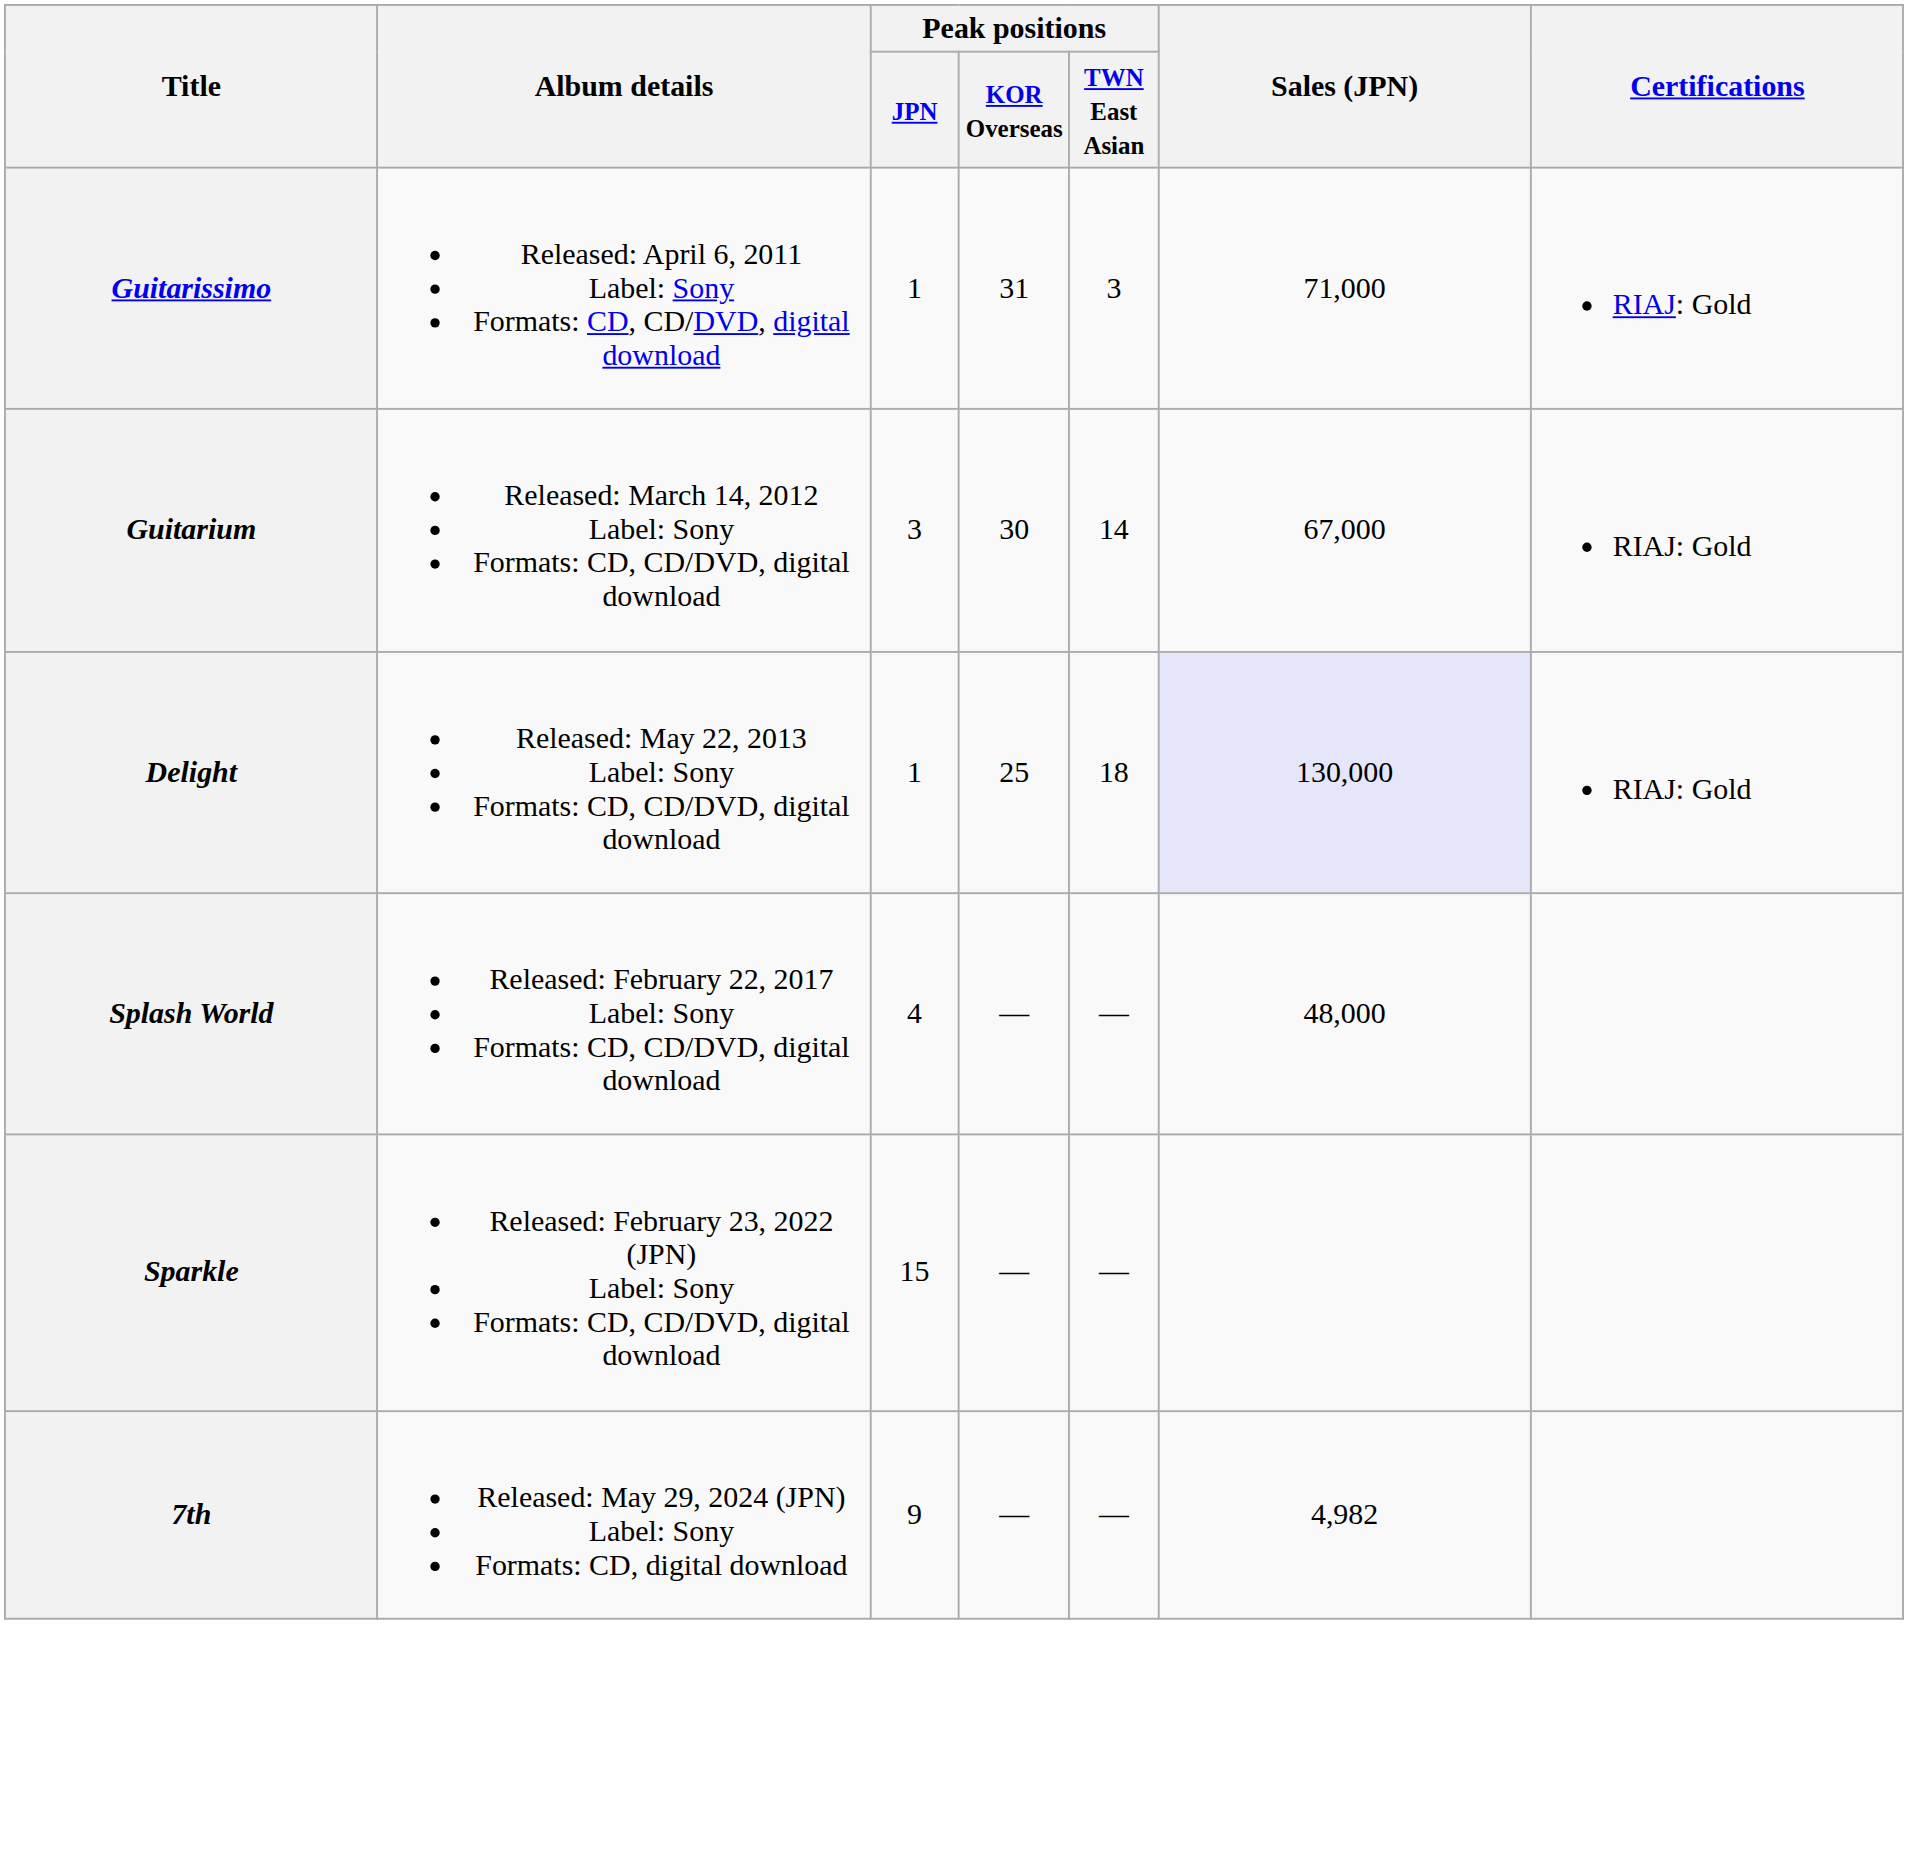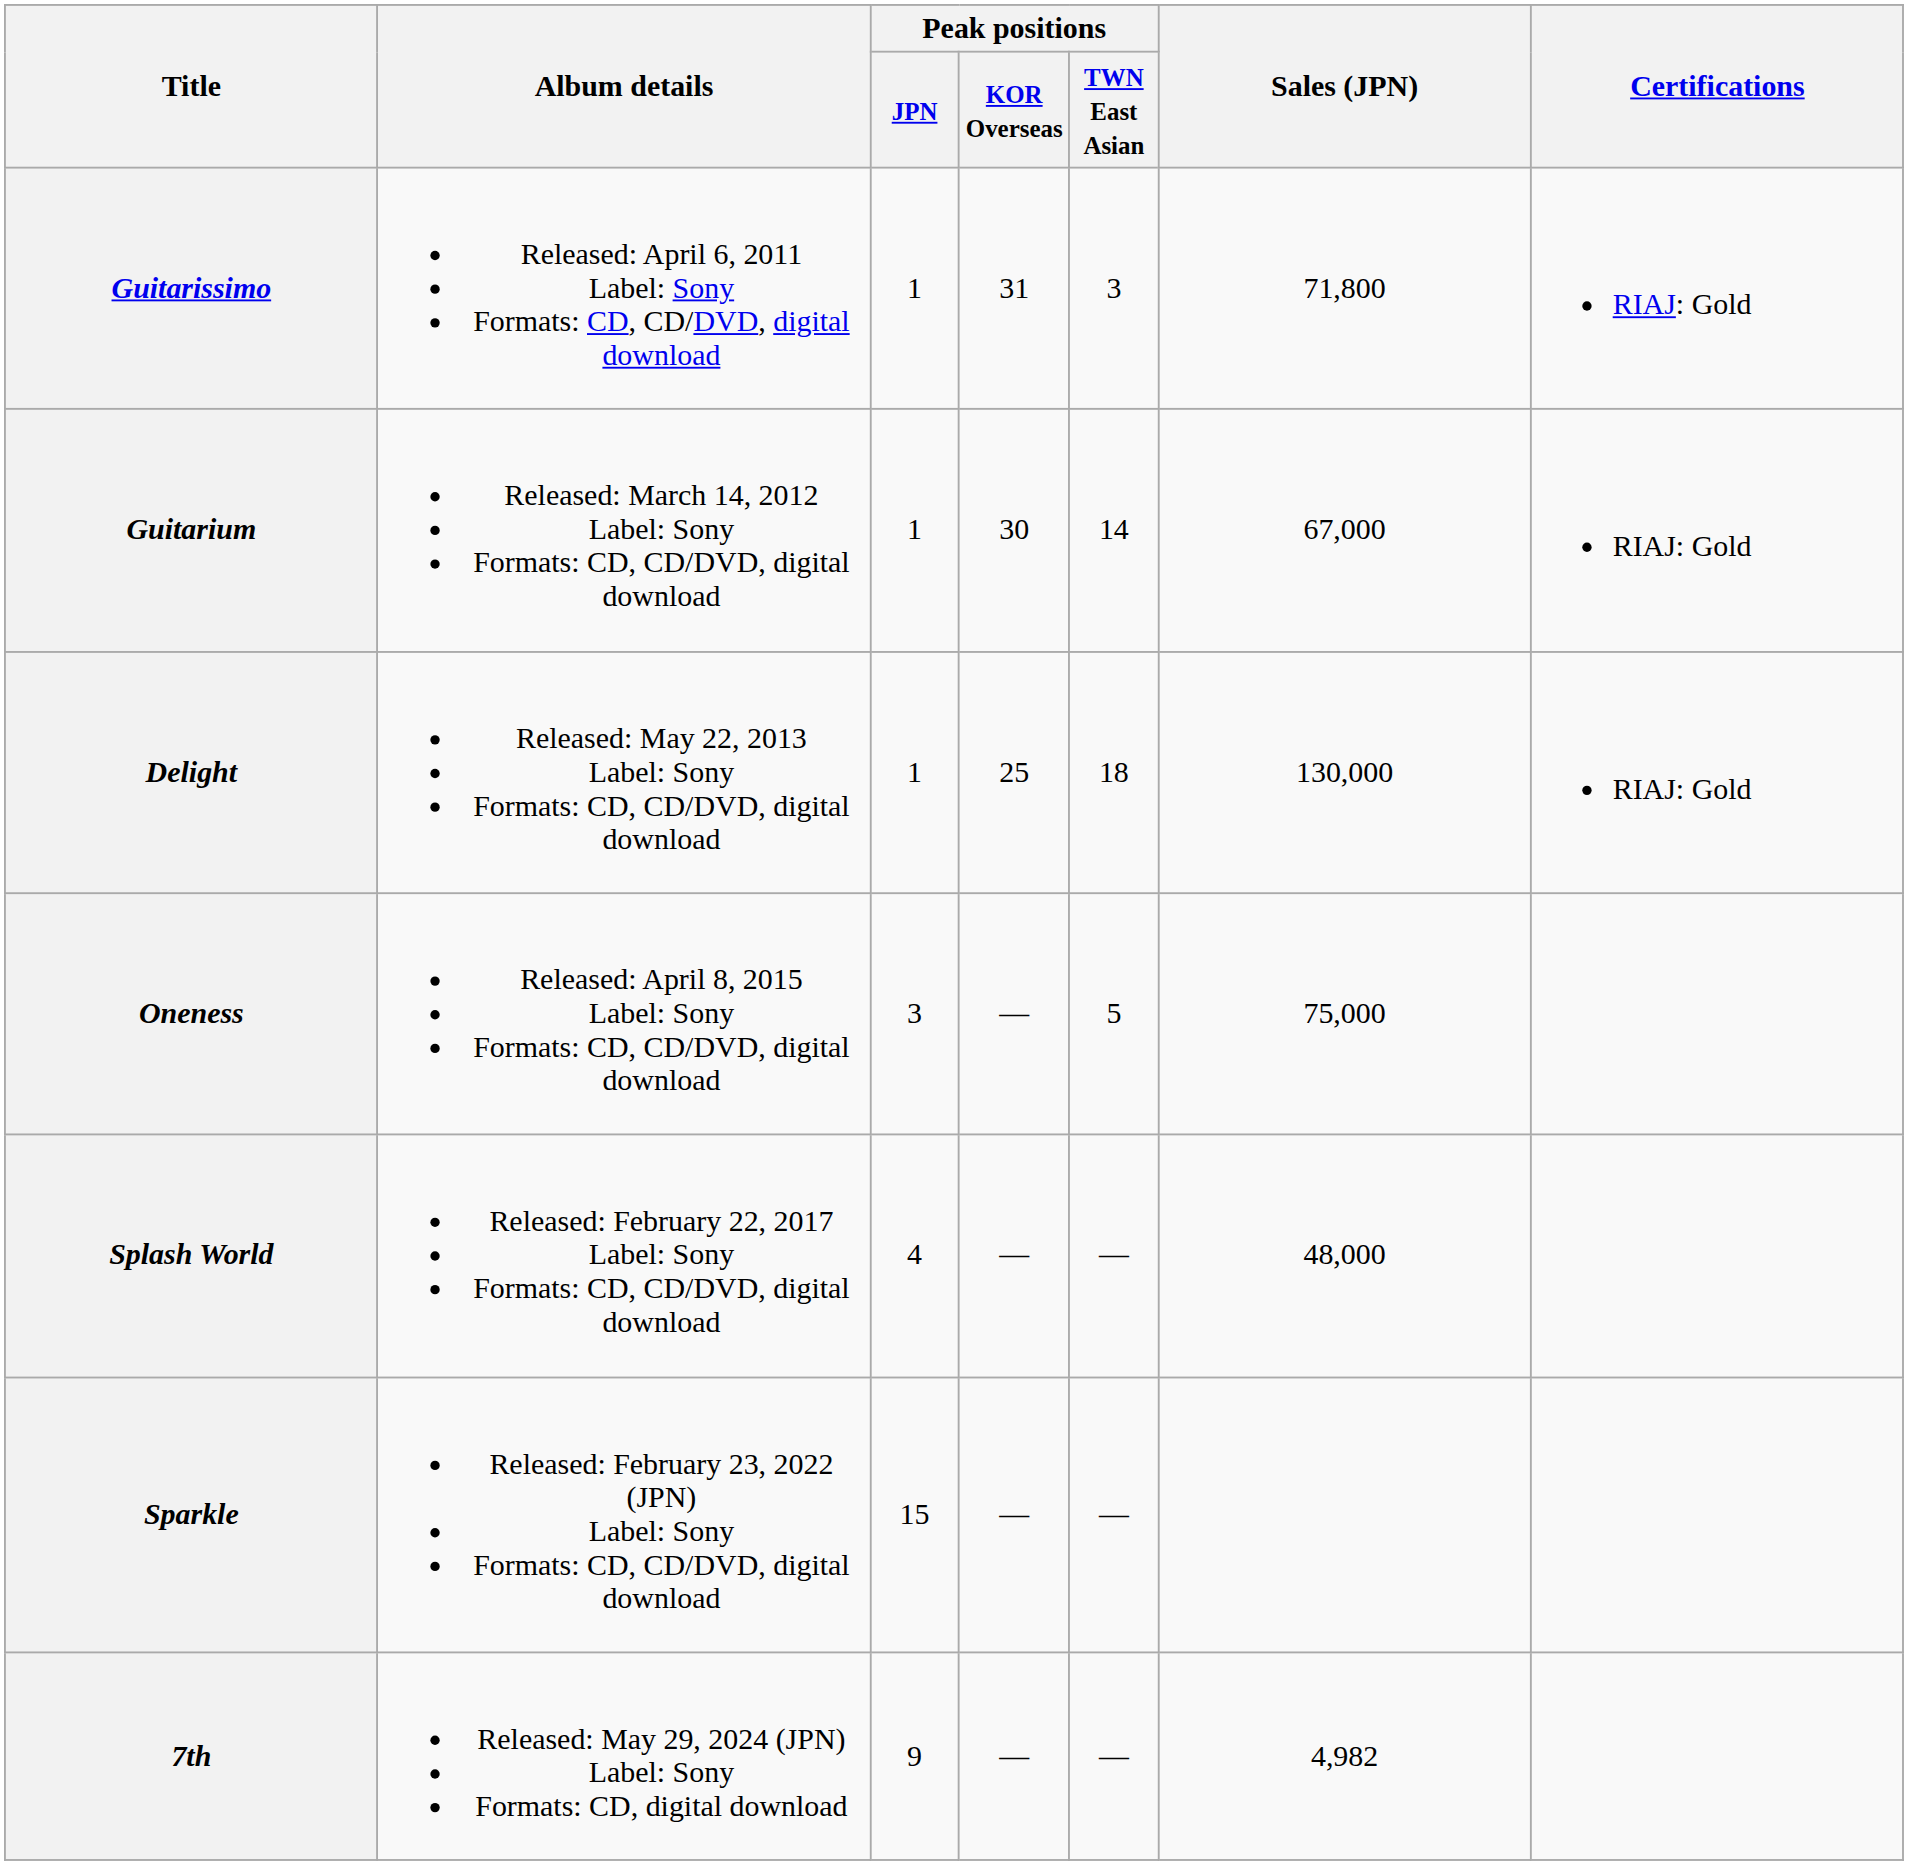(1345, 287) 71,000 -> (1345, 287) 71,800
(915, 529) 3 -> (915, 529) 1
(1345, 771) lavender background -> (1345, 771) no background
+ row: (191, 1013)
